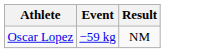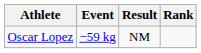+ column: (178, 15)
